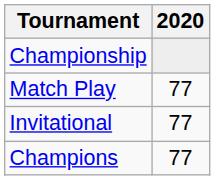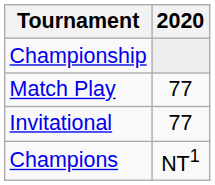(180, 157) 77 -> (180, 160) NT1
